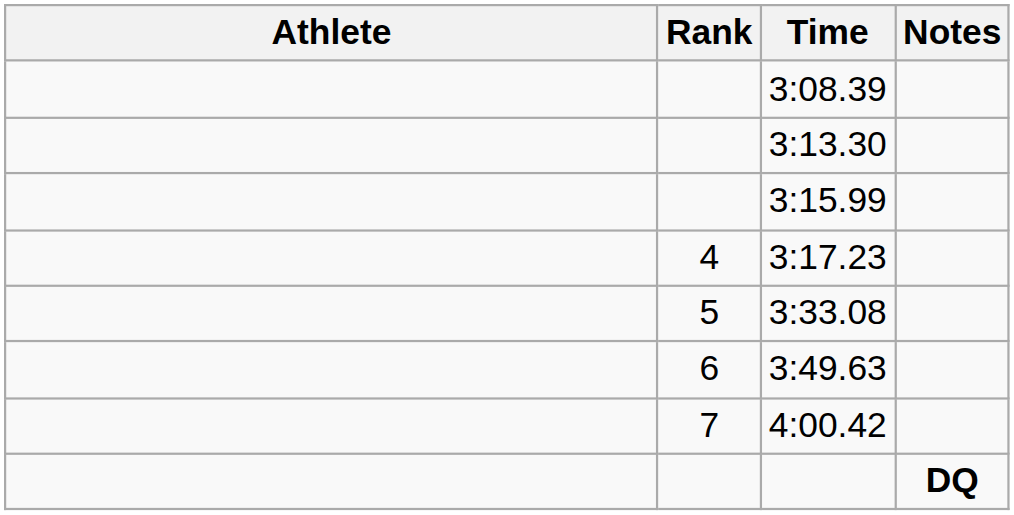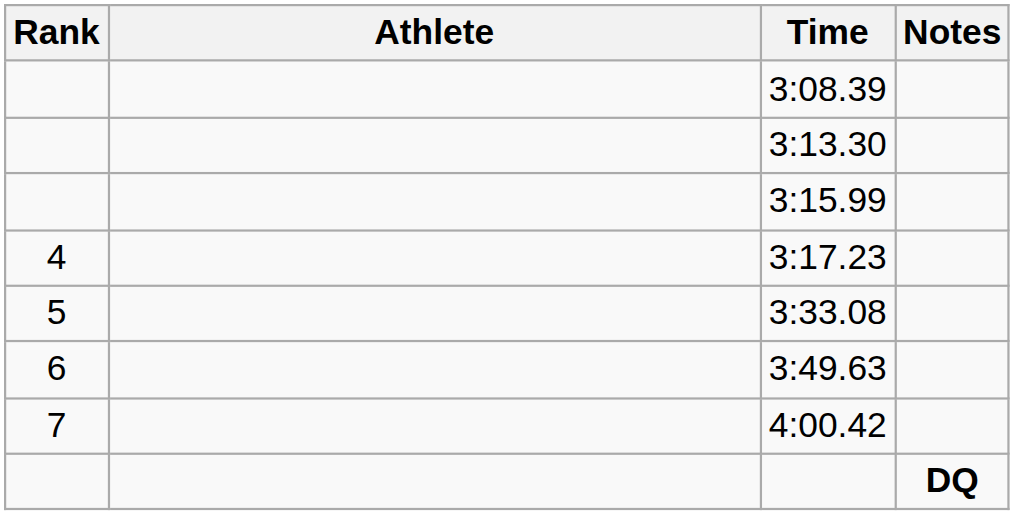columns swapped: (709, 32) <-> (331, 32)
